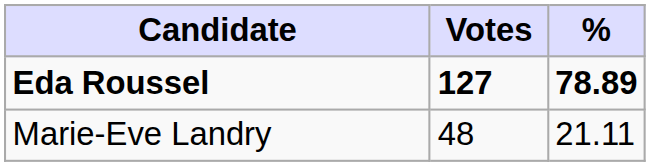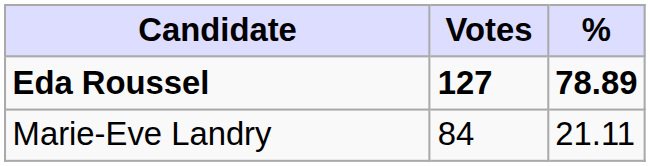(456, 134) 48 -> (456, 134) 84
